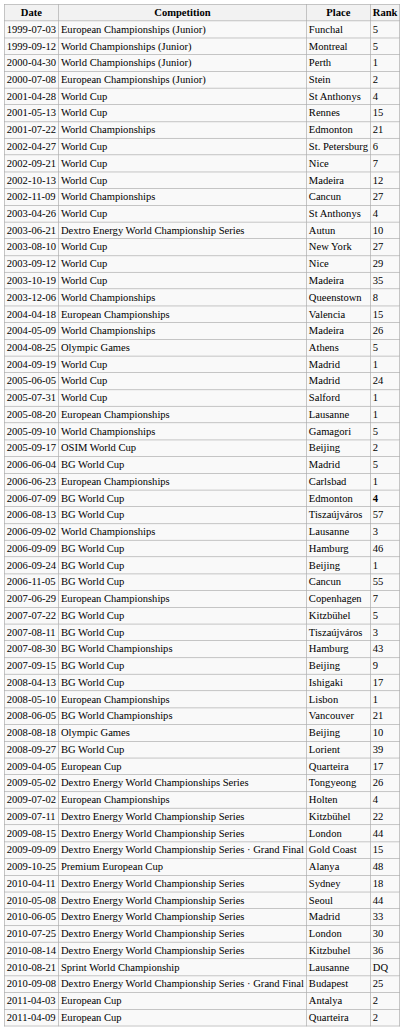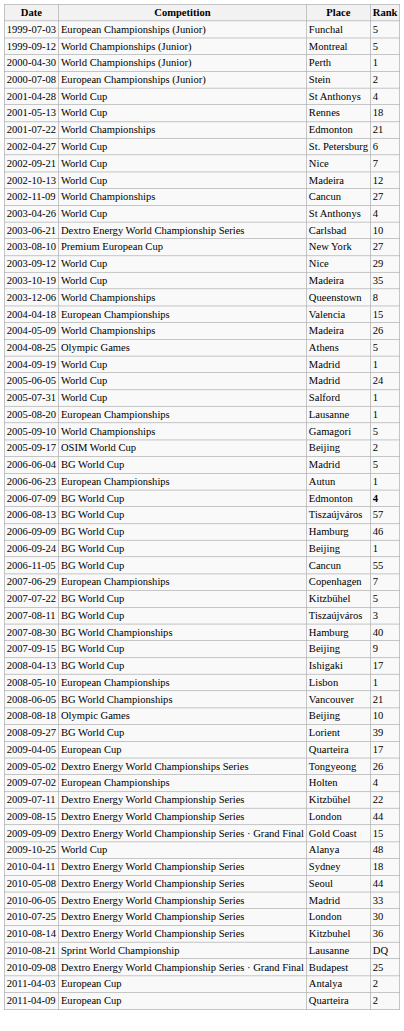(378, 113) 15 -> (378, 113) 18
(322, 230) Autun -> (328, 230) Carlsbad
(84, 247) World Cup -> (112, 247) Premium European Cup
(328, 481) Carlsbad -> (322, 481) Autun
- row: (31, 532)
(378, 649) 43 -> (378, 632) 40
(112, 866) Premium European Cup -> (84, 850) World Cup
